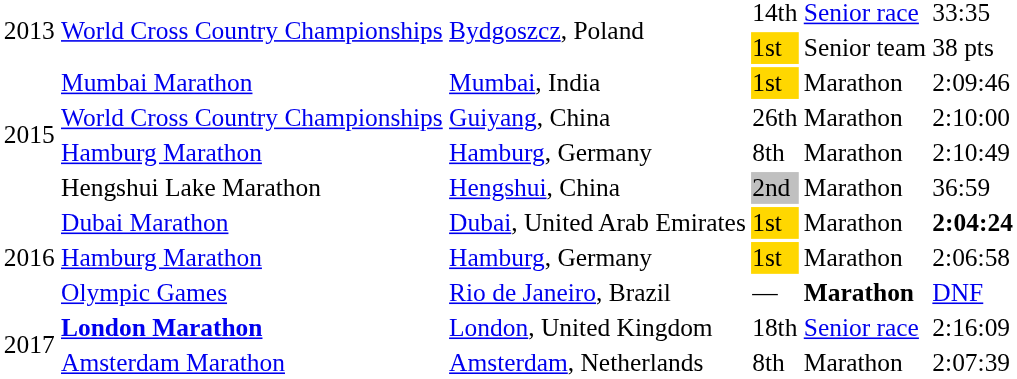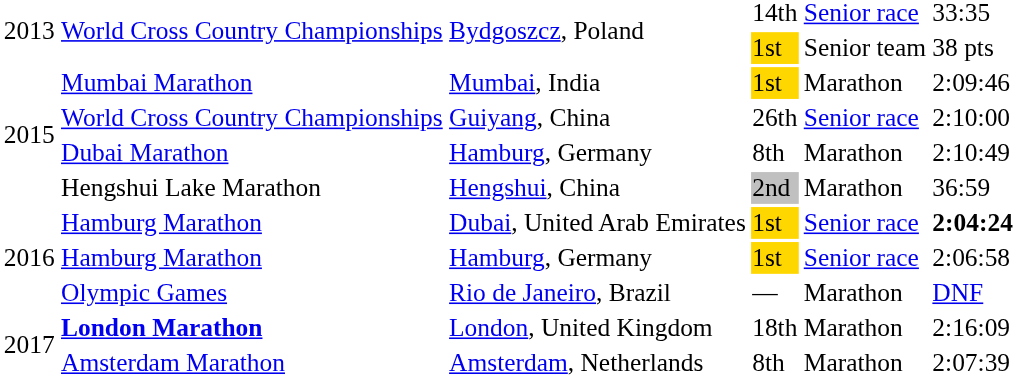(853, 117) Marathon -> (861, 117) Senior race
(161, 152) Hamburg Marathon -> (145, 152) Dubai Marathon
(145, 222) Dubai Marathon -> (161, 222) Hamburg Marathon
(853, 222) Marathon -> (861, 222) Senior race
(853, 257) Marathon -> (861, 257) Senior race
(859, 292) bold -> (853, 292) normal
(861, 327) Senior race -> (853, 327) Marathon
